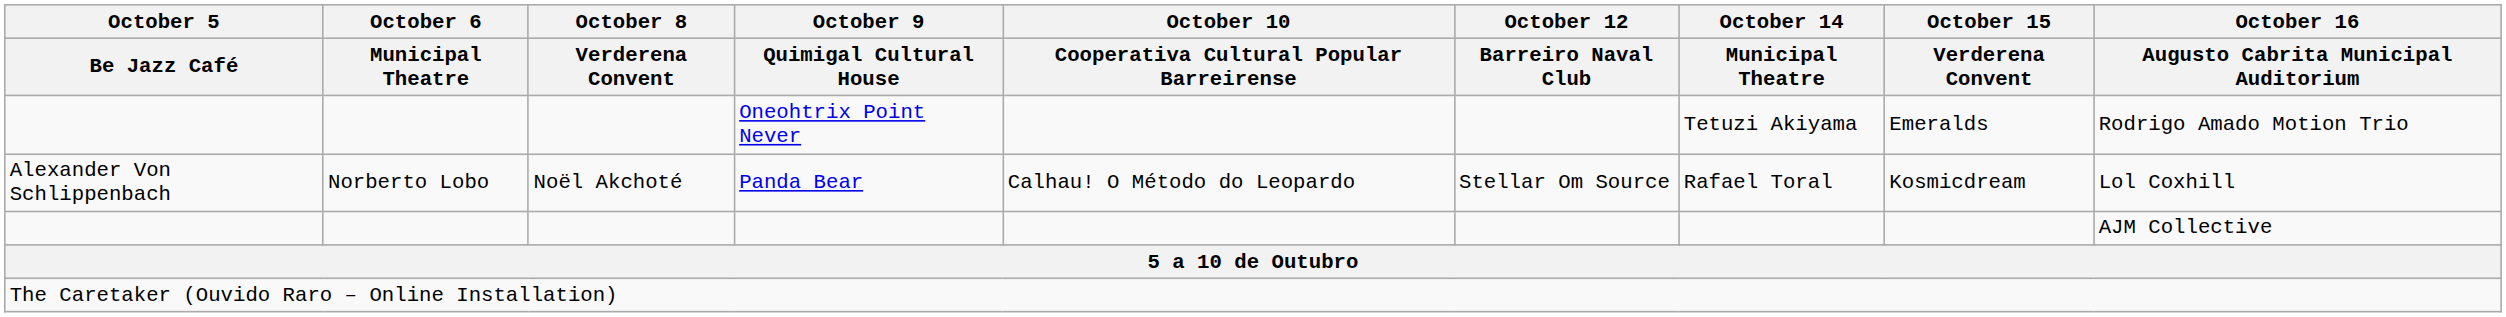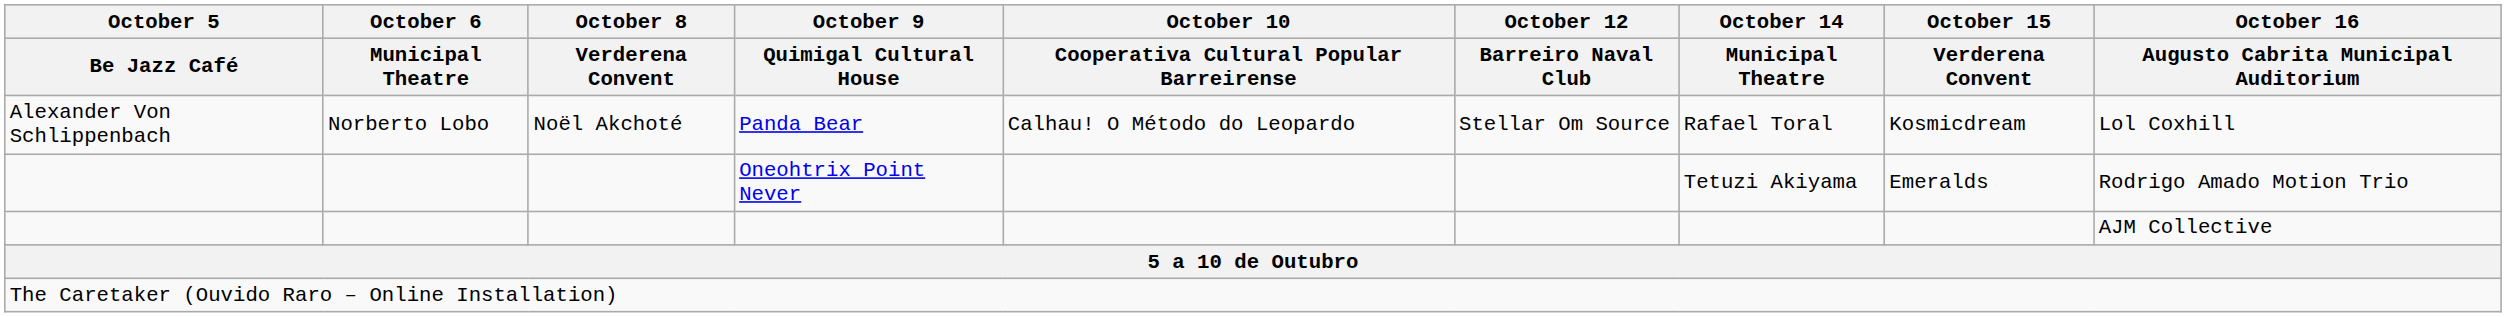rows swapped: (801, 182) <-> (832, 125)
